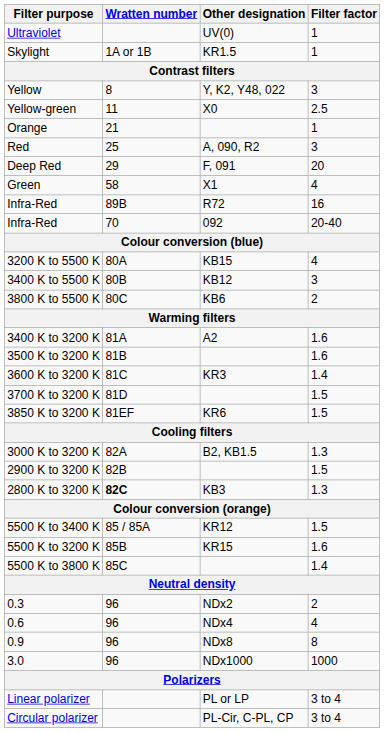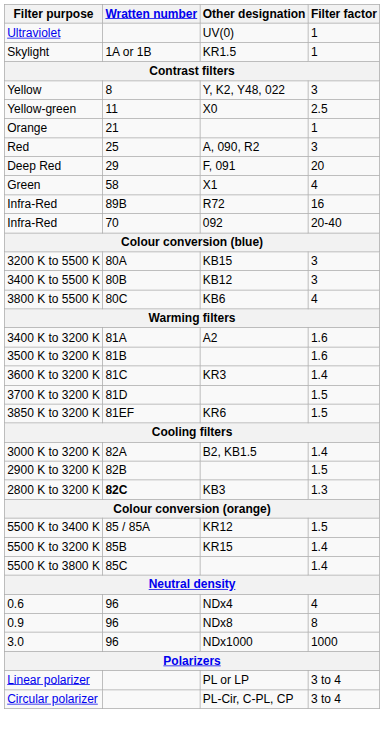(314, 261) 4 -> (314, 261) 3
(314, 299) 2 -> (314, 299) 4
(319, 451) 1.3 -> (319, 451) 1.4
(319, 546) 1.6 -> (319, 546) 1.4
- row: (15, 603)
